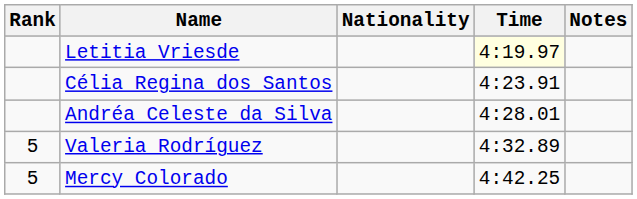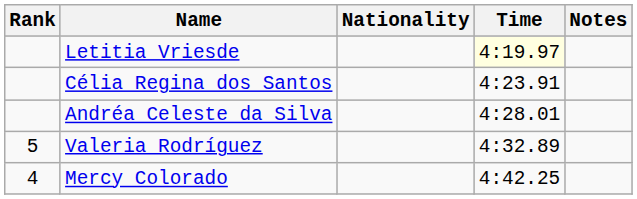(33, 178) 5 -> (33, 178) 4
